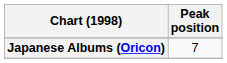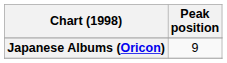(195, 48) 7 -> (195, 48) 9
